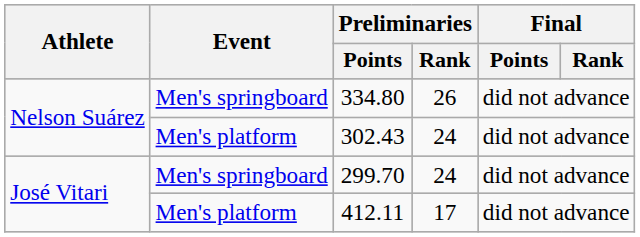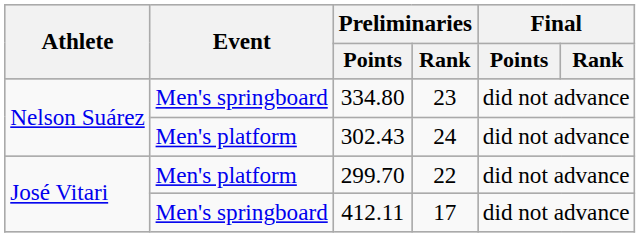(445, 98) 26 -> (445, 98) 23
(242, 174) Men's springboard -> (226, 174) Men's platform
(445, 174) 24 -> (445, 174) 22
(226, 213) Men's platform -> (242, 213) Men's springboard
